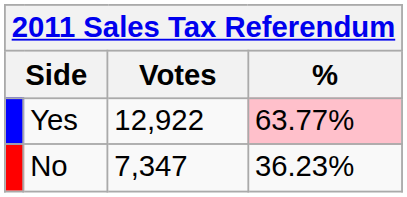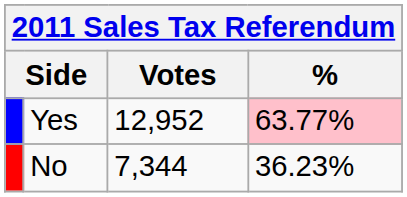(159, 120) 12,922 -> (159, 120) 12,952
(151, 167) 7,347 -> (151, 167) 7,344
